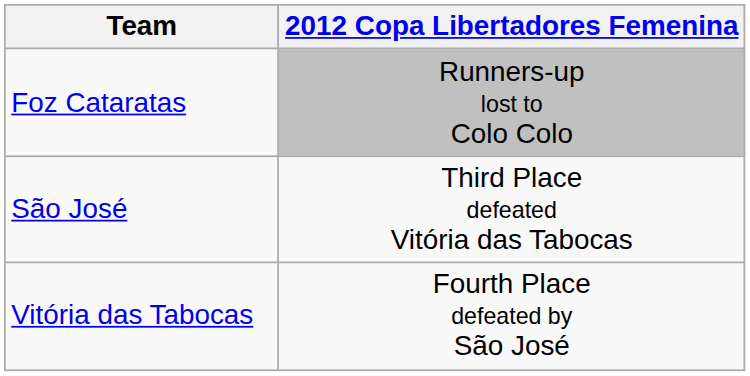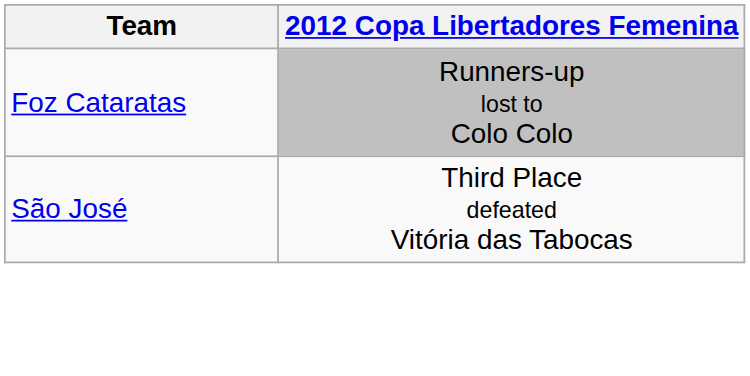- row: (132, 315)
